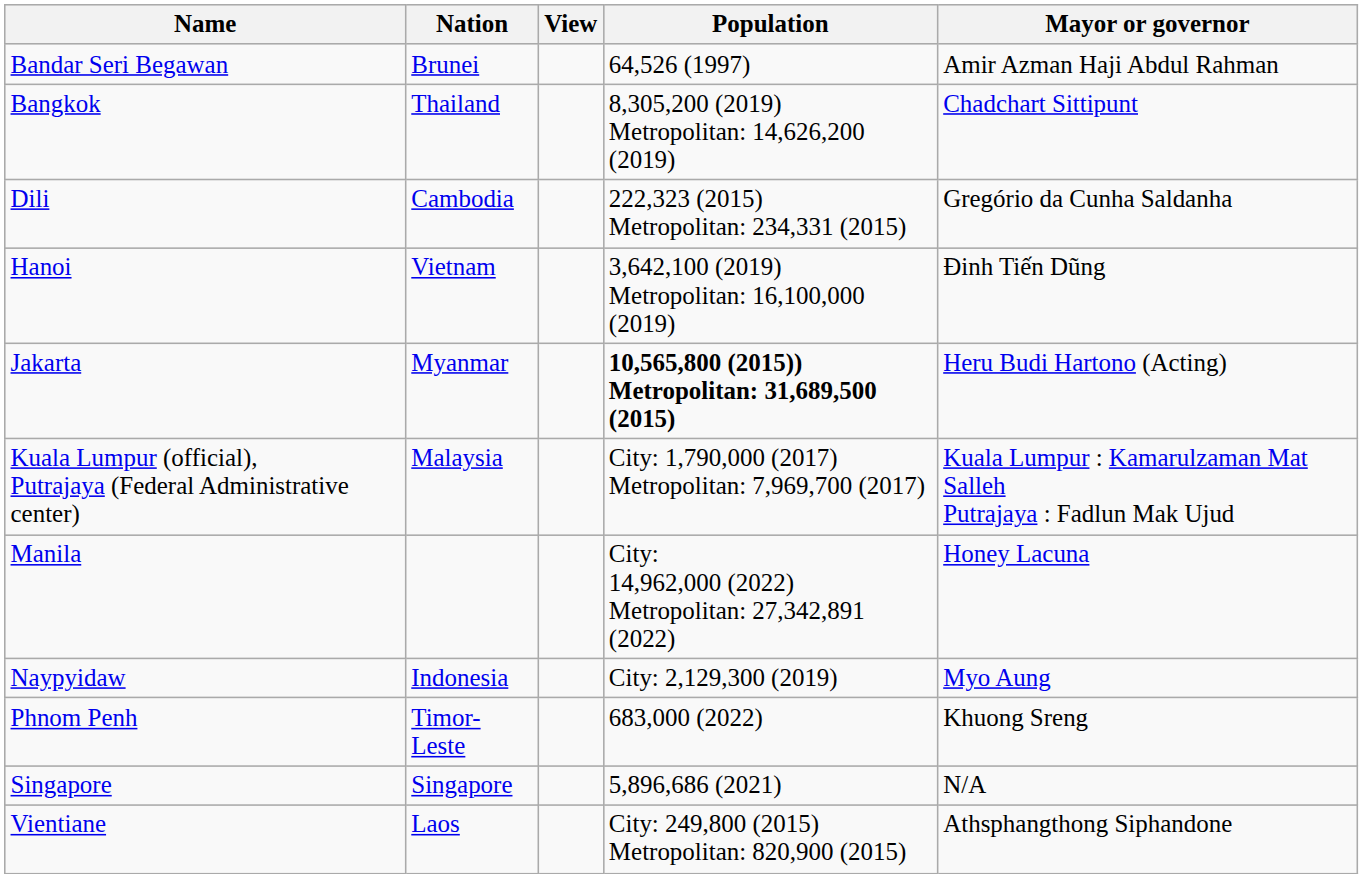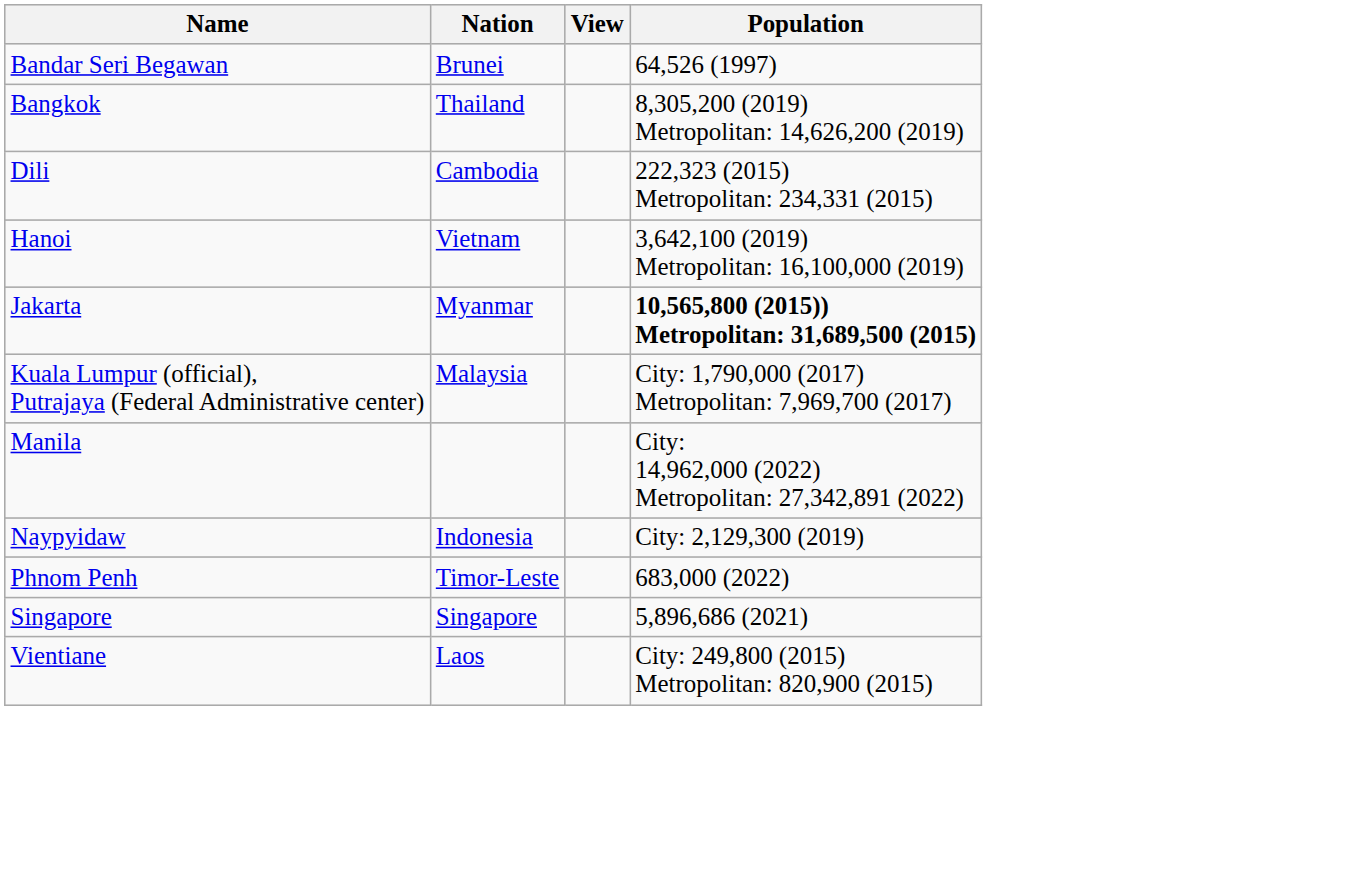- column: (1147, 24)
